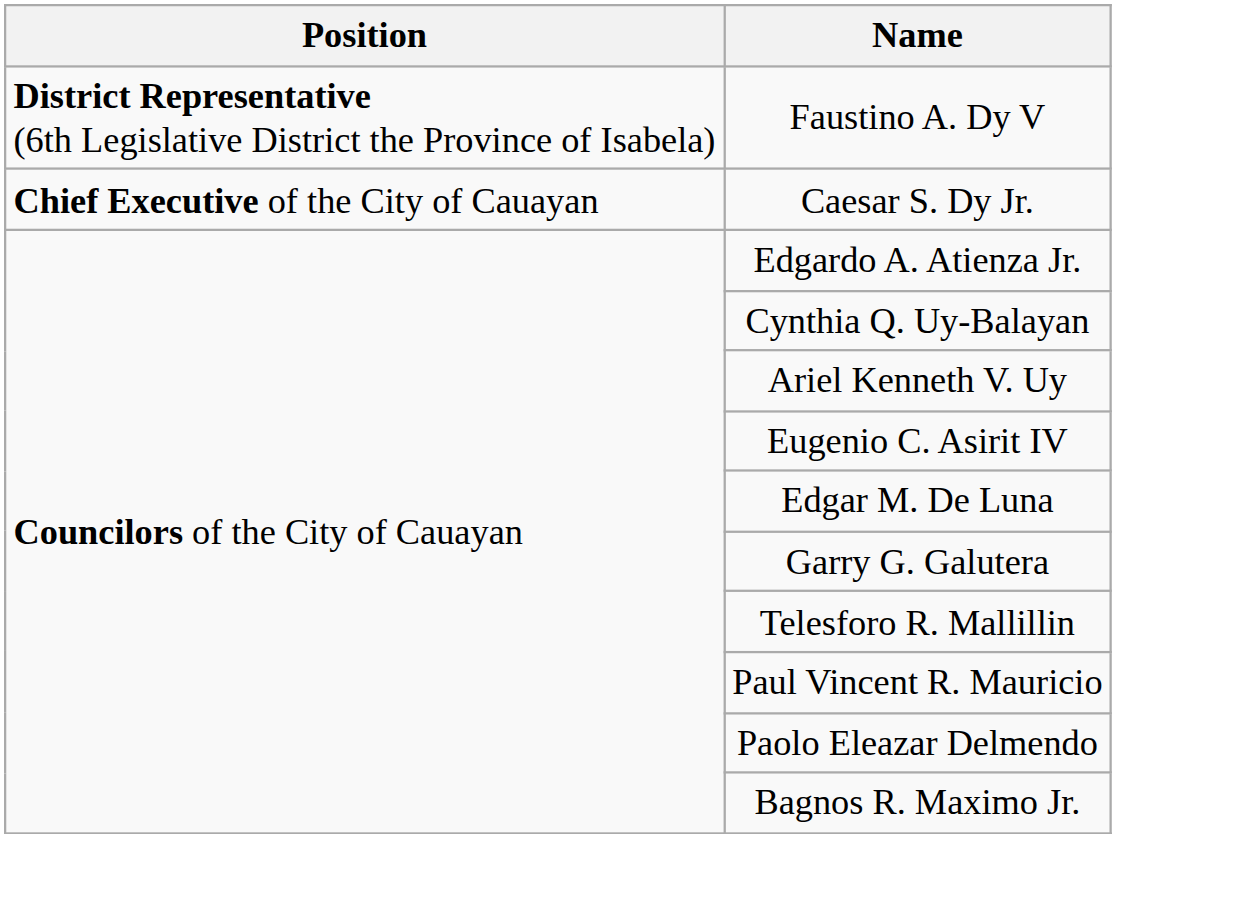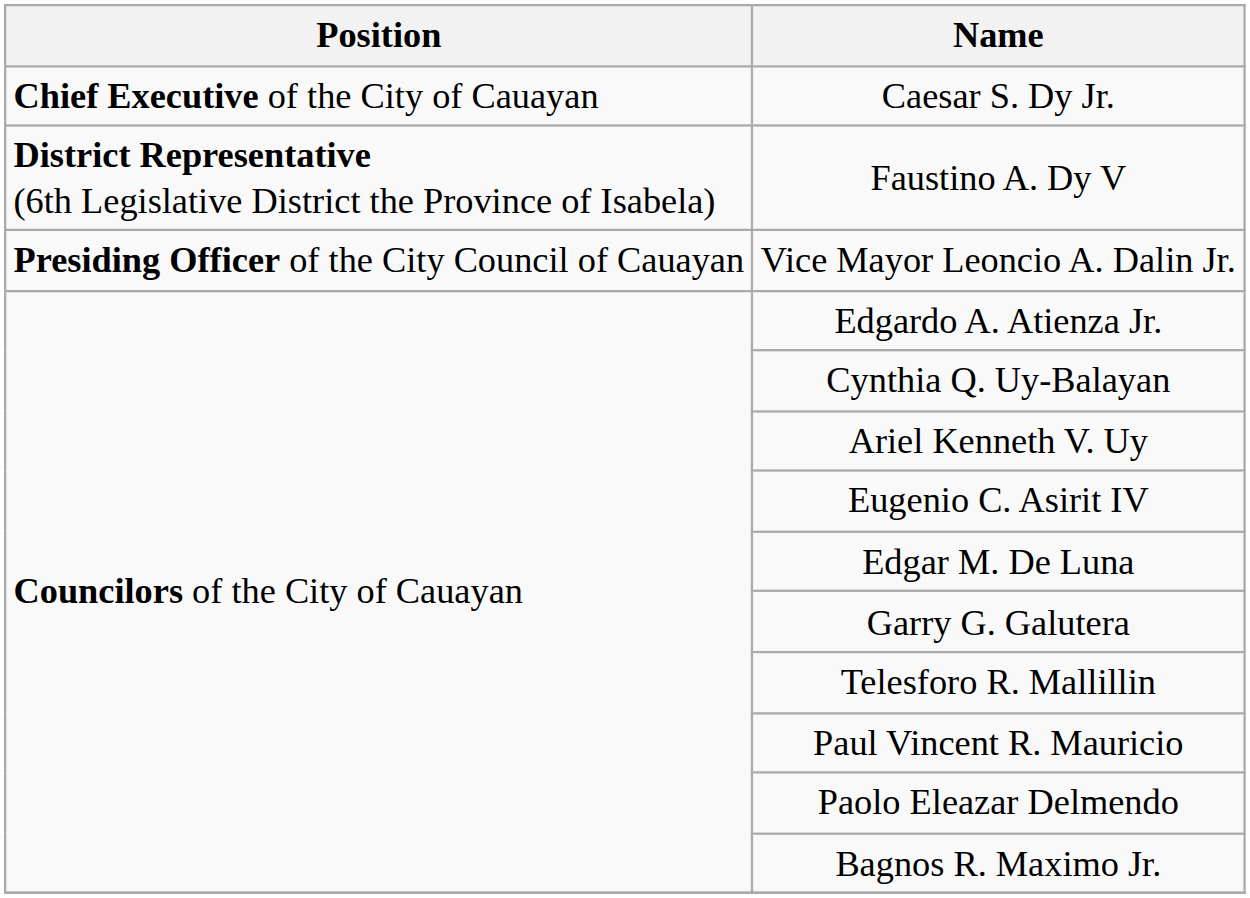rows swapped: (917, 117) <-> (917, 199)
+ row: (998, 260)
